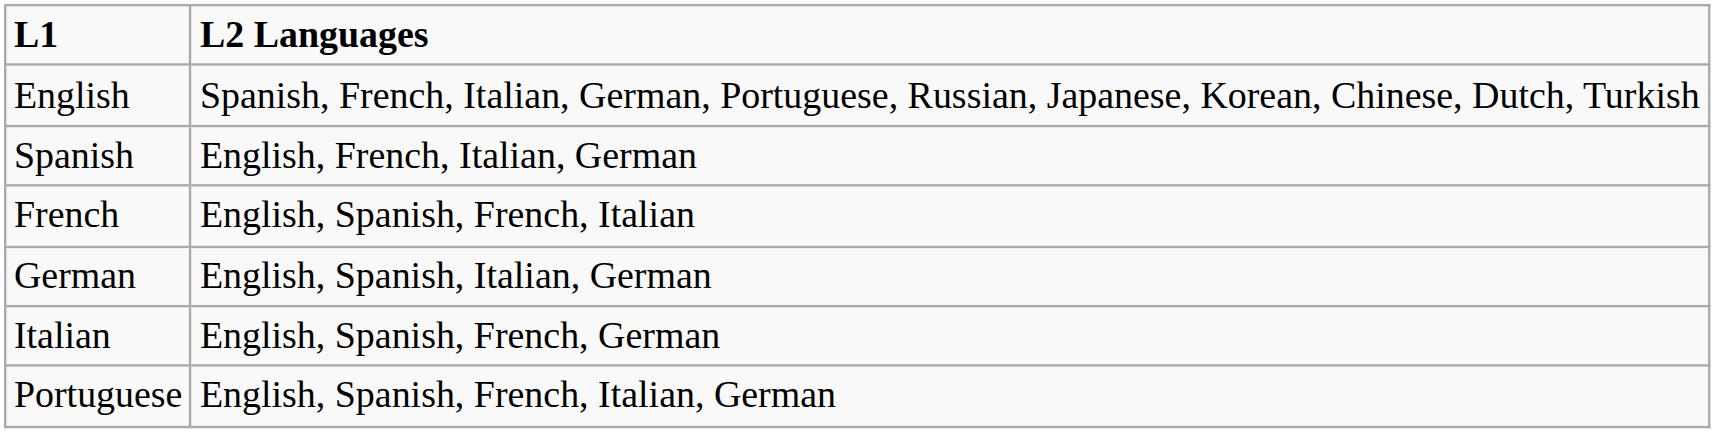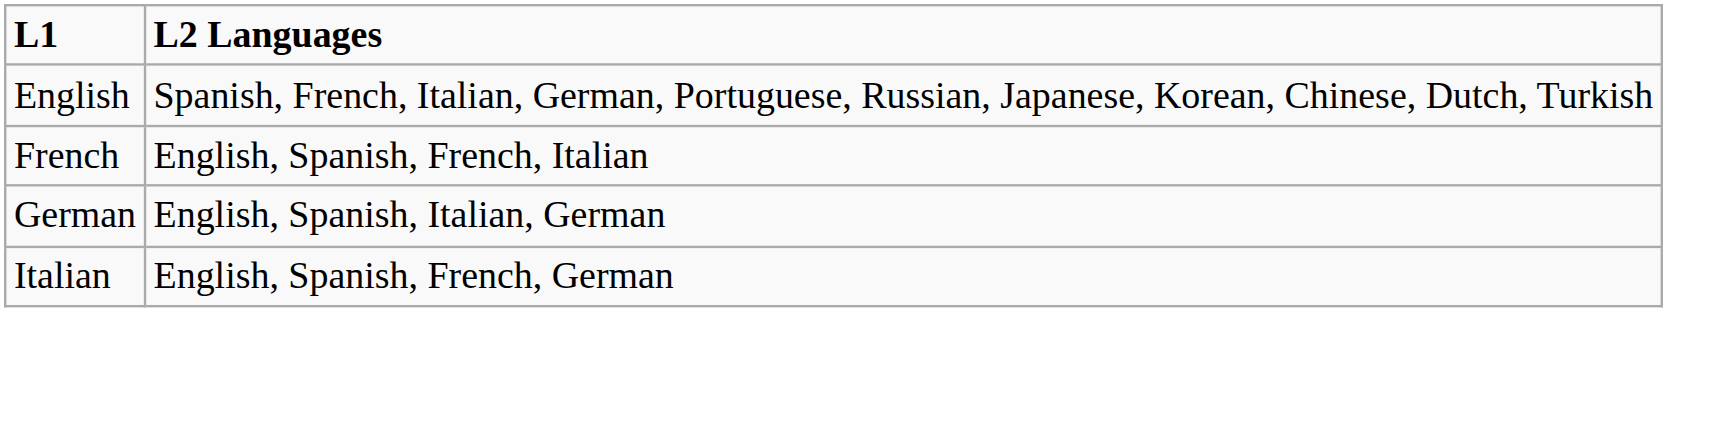- row: (74, 154)
- row: (98, 395)
